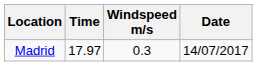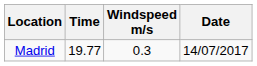(85, 50) 17.97 -> (85, 50) 19.77
